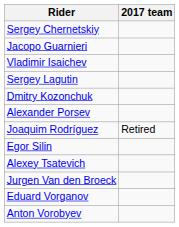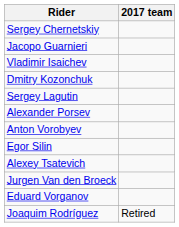rows swapped: (50, 96) <-> (42, 79)
rows swapped: (53, 130) <-> (44, 213)
